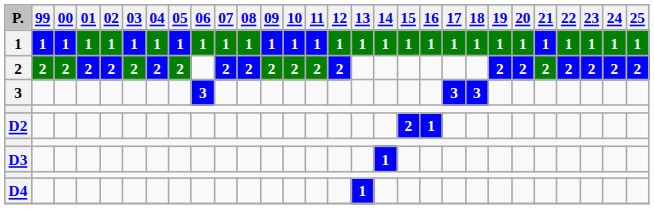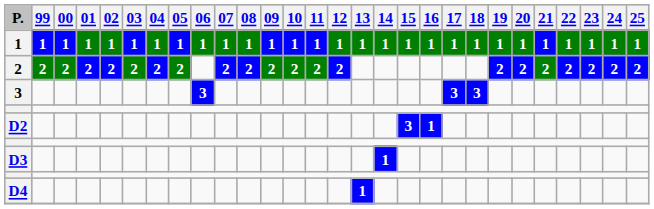(408, 125) 2 -> (408, 125) 3
